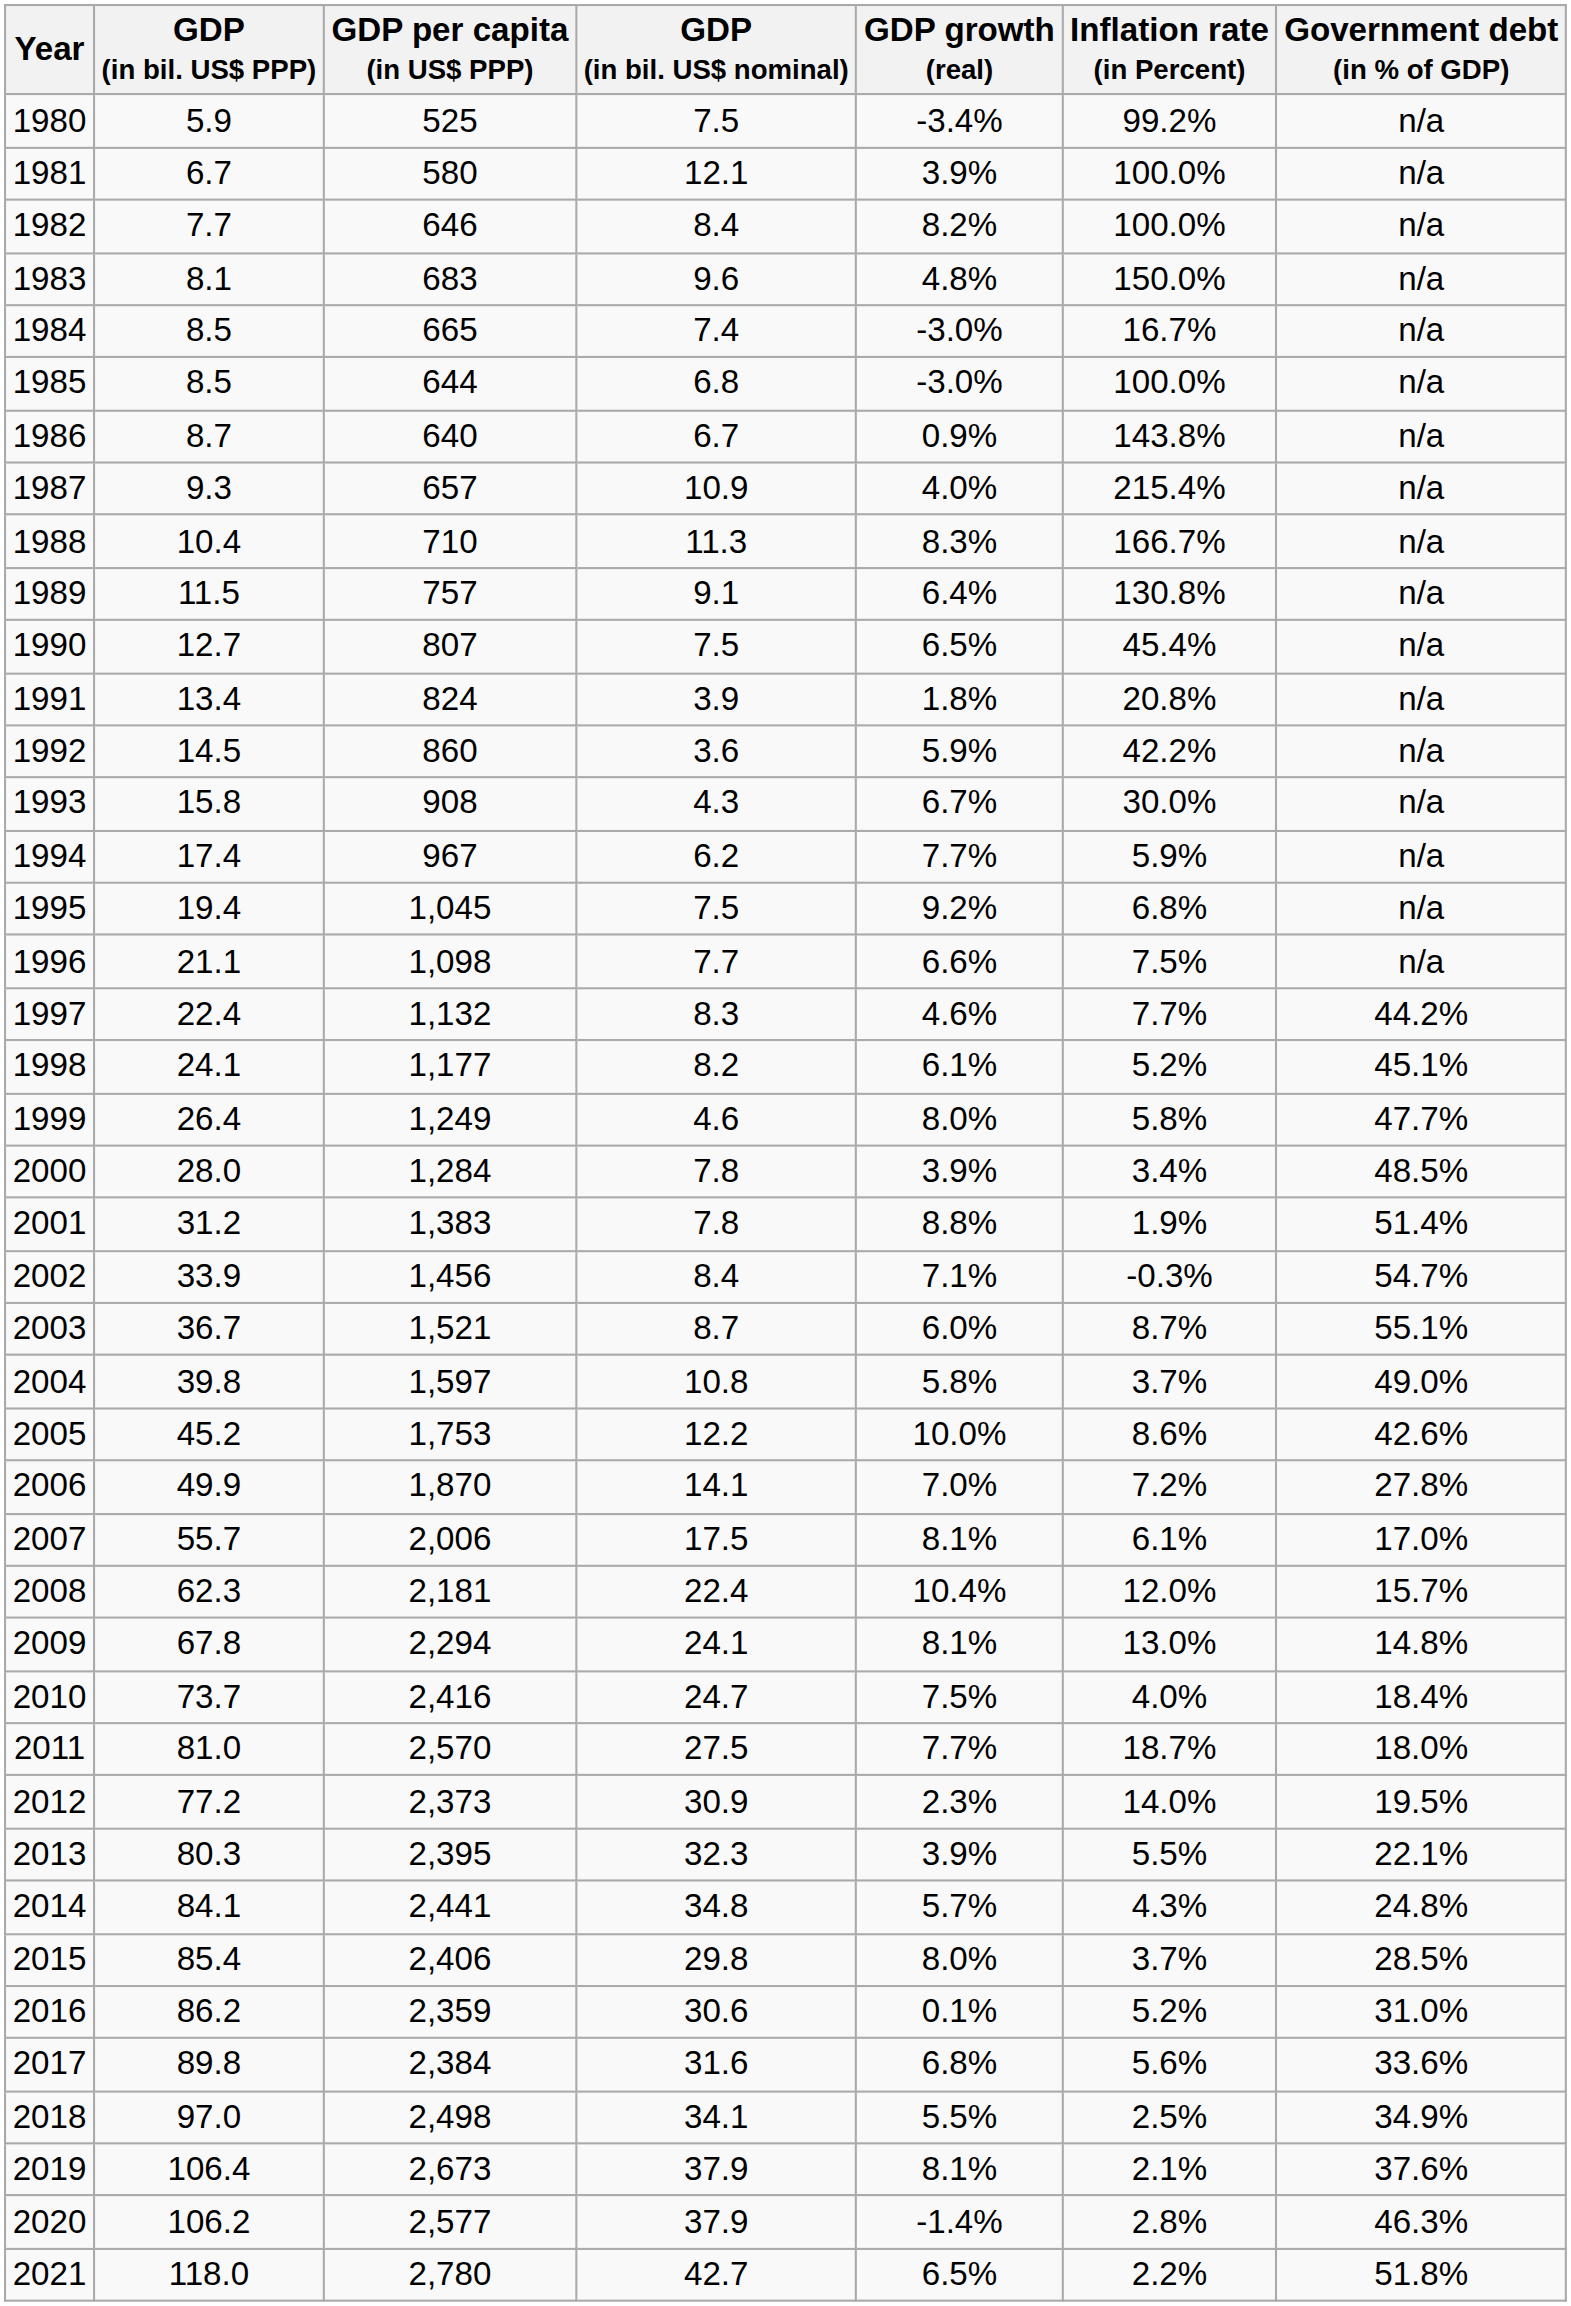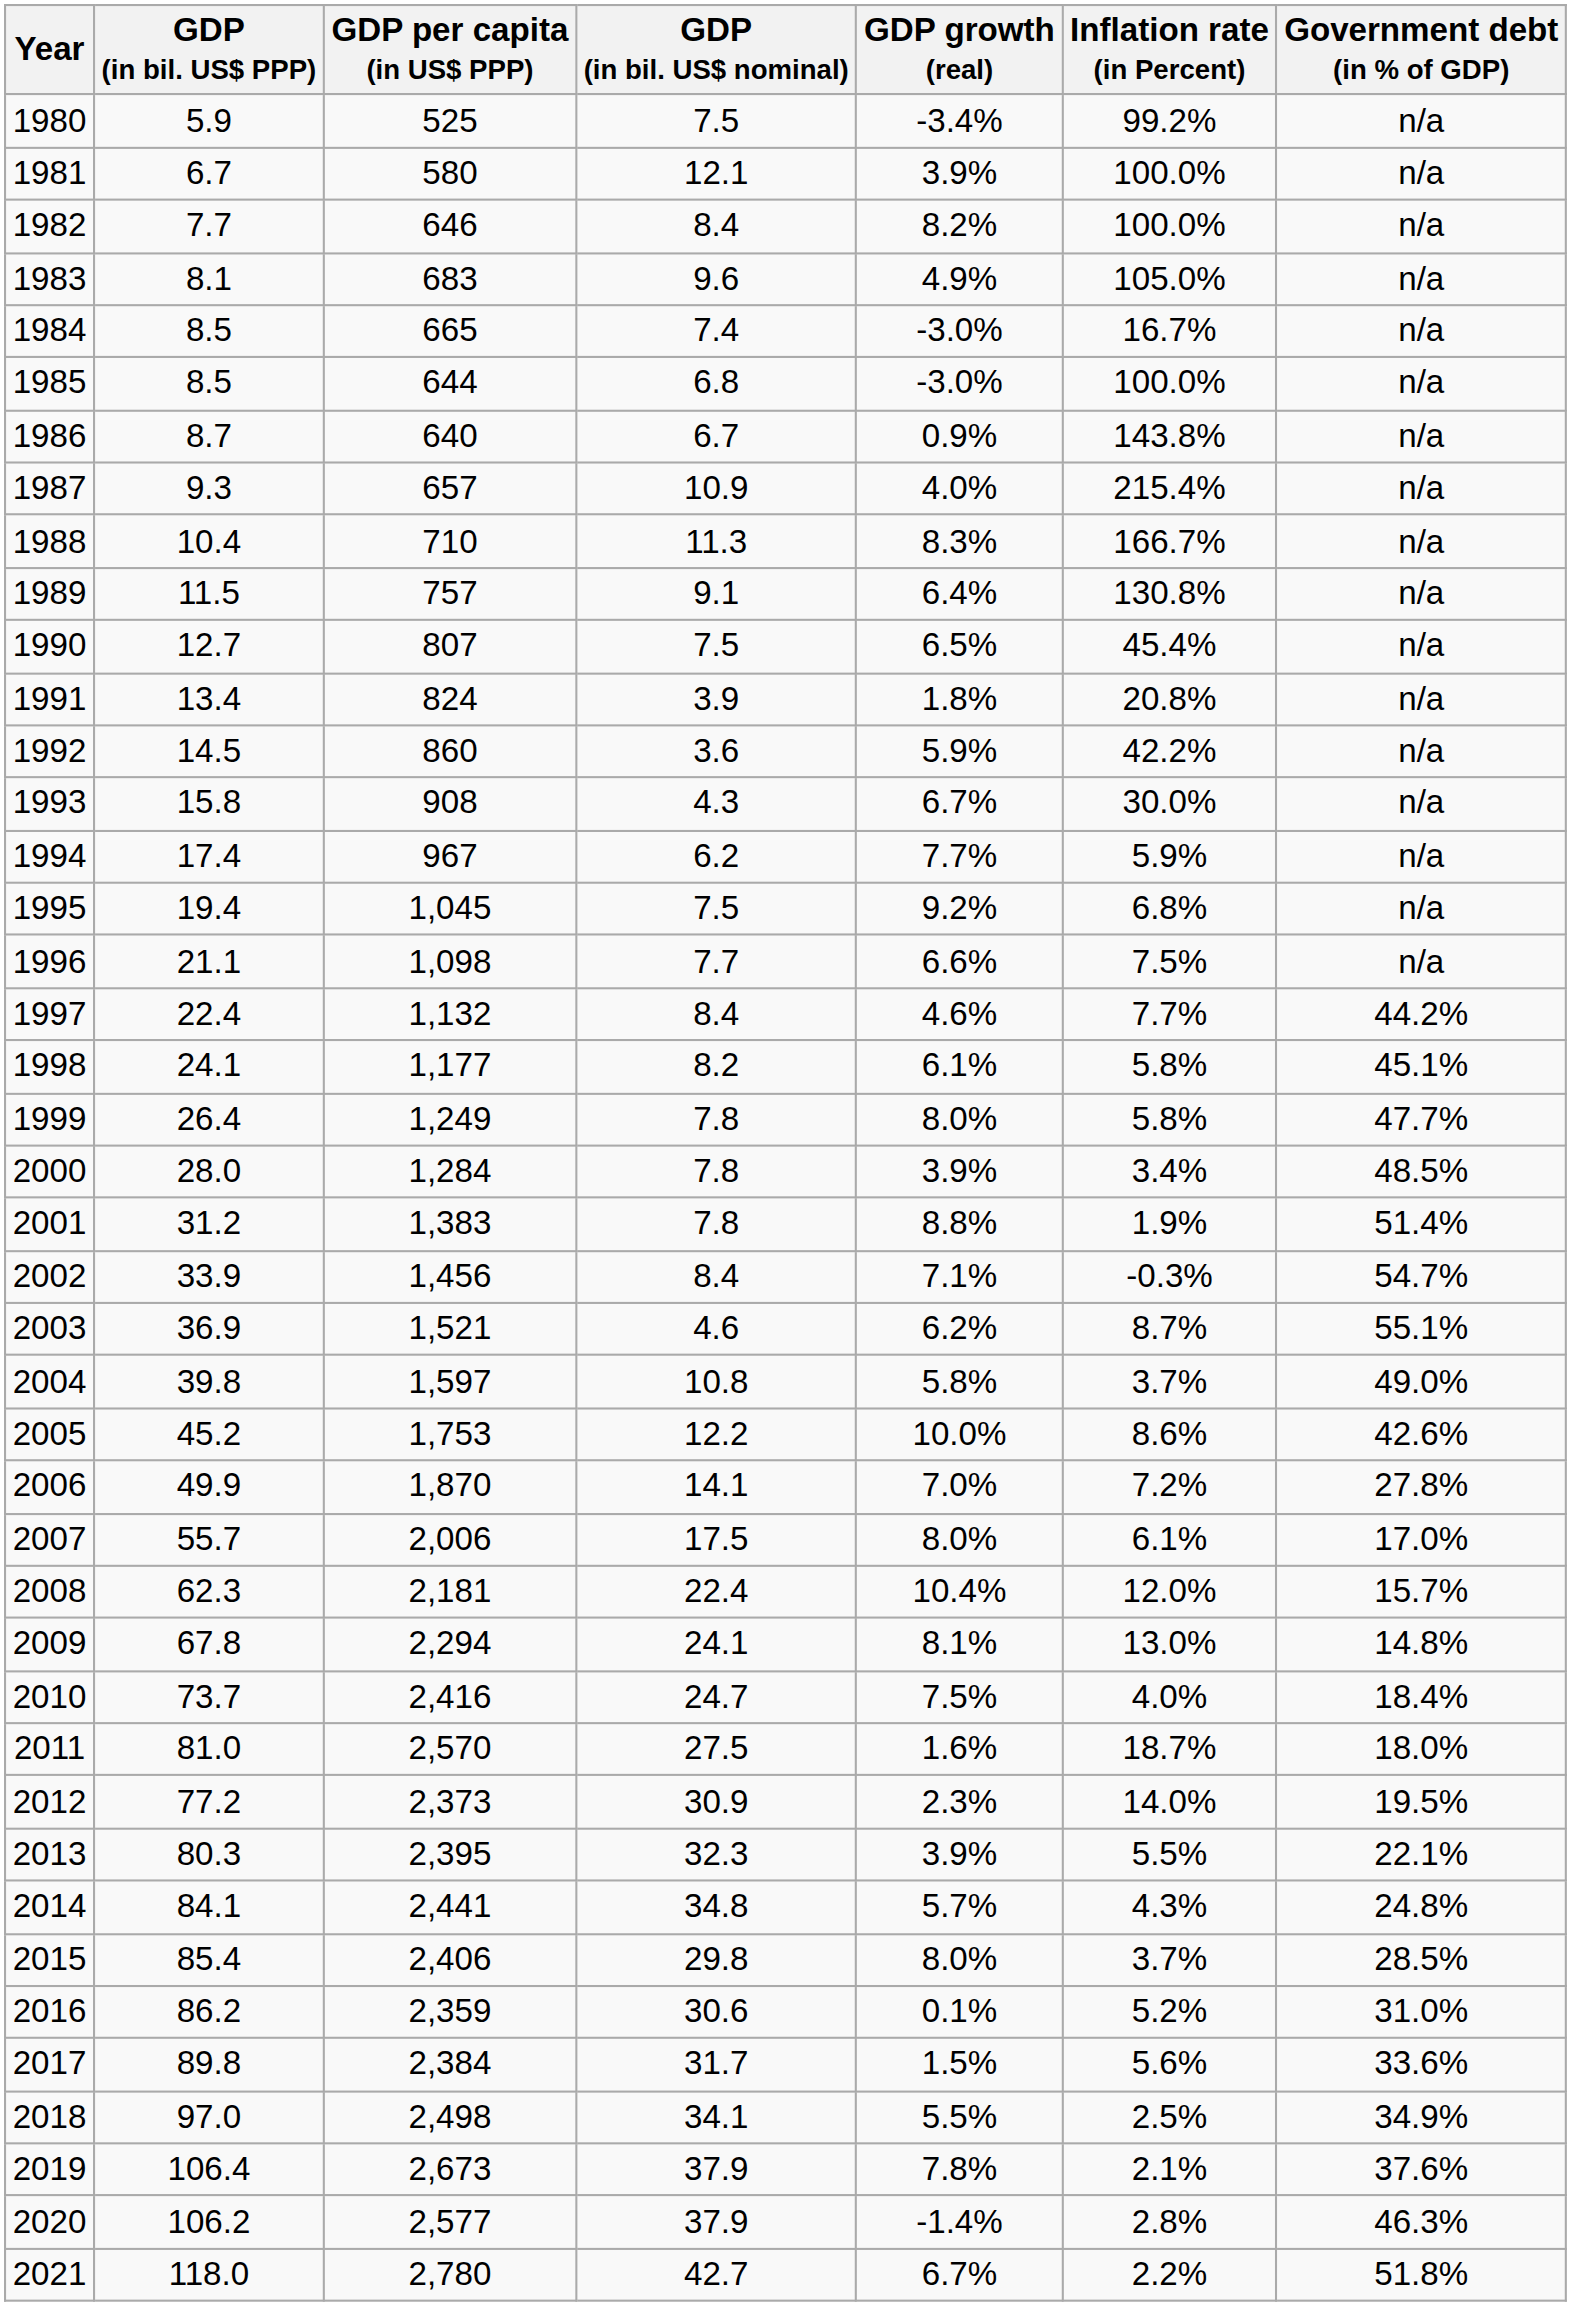(959, 278) 4.8% -> (959, 278) 4.9%
(1169, 278) 150.0% -> (1169, 278) 105.0%
(716, 1013) 8.3 -> (716, 1013) 8.4
(1169, 1066) 5.2% -> (1169, 1066) 5.8%
(716, 1118) 4.6 -> (716, 1118) 7.8
(209, 1328) 36.7 -> (209, 1328) 36.9
(716, 1328) 8.7 -> (716, 1328) 4.6
(959, 1328) 6.0% -> (959, 1328) 6.2%
(959, 1538) 8.1% -> (959, 1538) 8.0%
(959, 1748) 7.7% -> (959, 1748) 1.6%
(716, 2064) 31.6 -> (716, 2064) 31.7
(959, 2064) 6.8% -> (959, 2064) 1.5%
(959, 2169) 8.1% -> (959, 2169) 7.8%
(959, 2274) 6.5% -> (959, 2274) 6.7%
